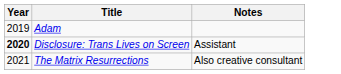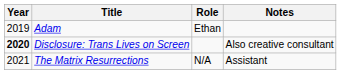+ column: (207, 12)
(215, 45) Assistant -> (280, 45) Also creative consultant
(248, 61) Also creative consultant -> (246, 61) Assistant
